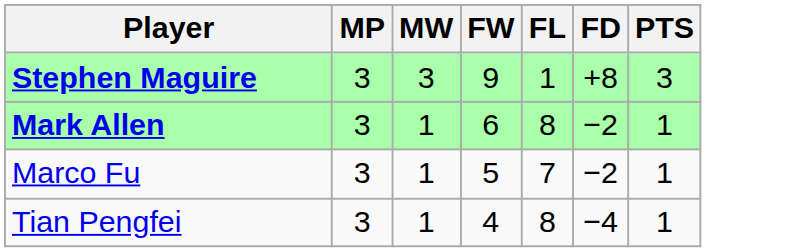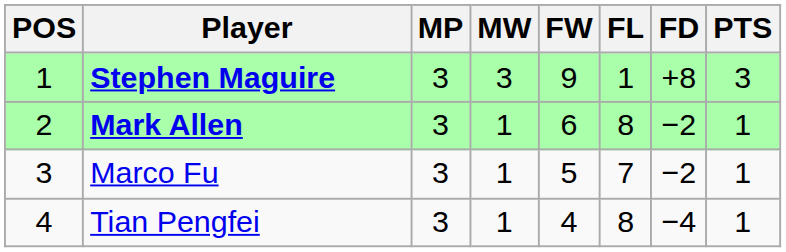+ column: (44, 28)
